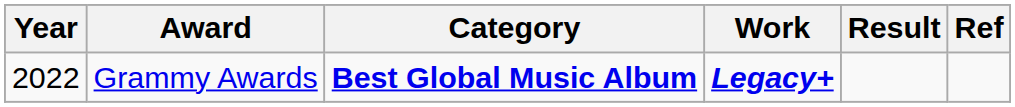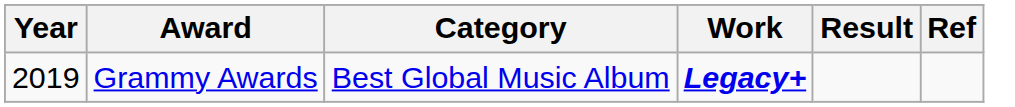(46, 76) 2022 -> (46, 76) 2019
(514, 76) bold -> (501, 76) normal
